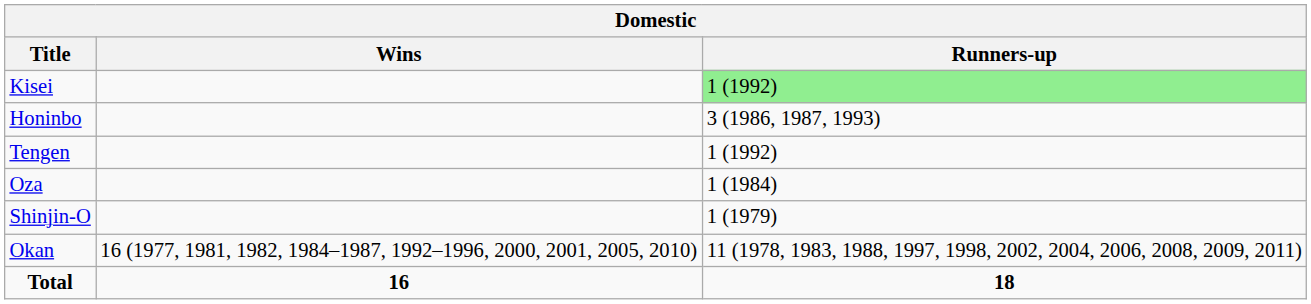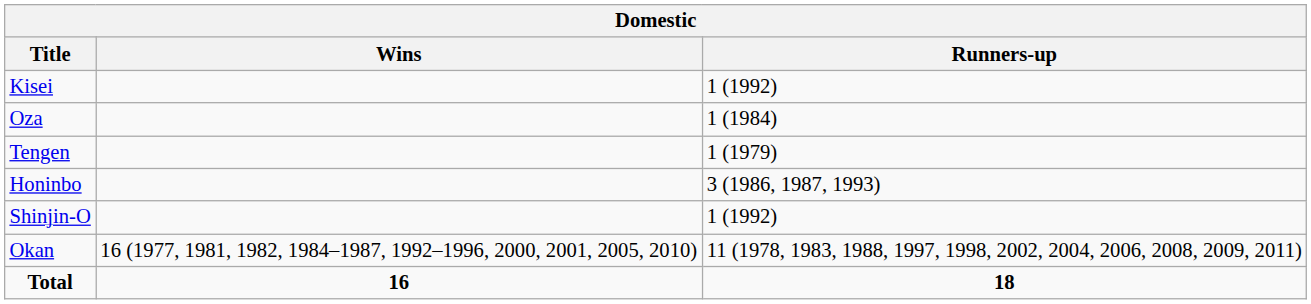(742, 86) lightgreen background -> (742, 86) no background
rows swapped: (46, 119) <-> (26, 184)
(742, 151) 1 (1992) -> (742, 151) 1 (1979)
(742, 217) 1 (1979) -> (742, 217) 1 (1992)
